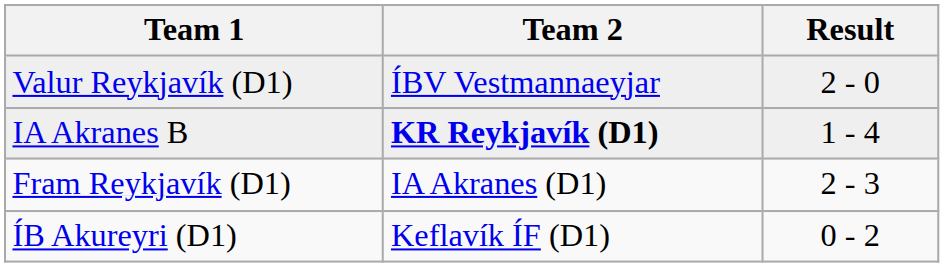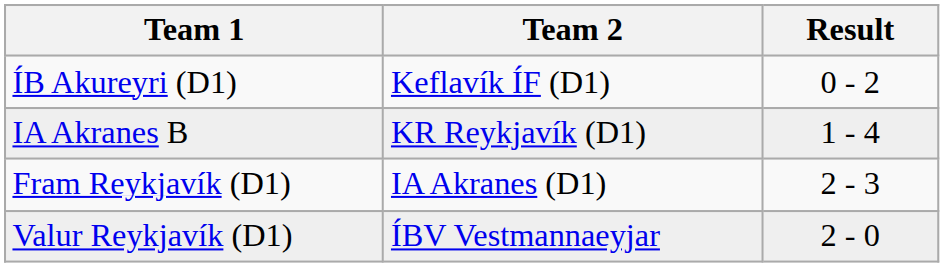rows swapped: (125, 235) <-> (152, 81)
(525, 132) bold -> (518, 132) normal
